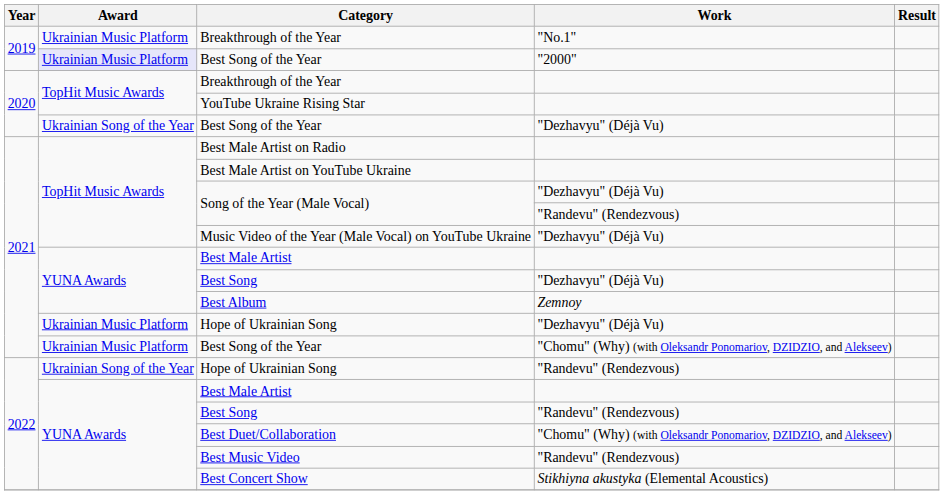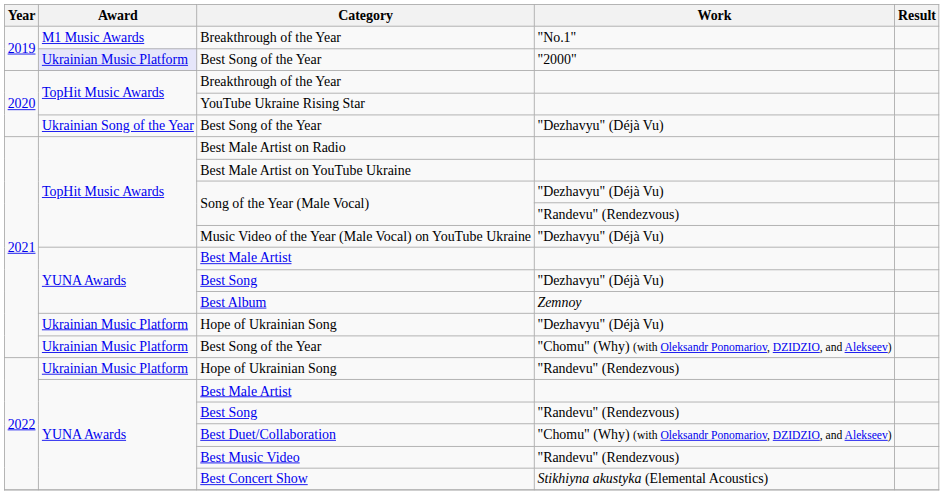(115, 37) Ukrainian Music Platform -> (93, 37) M1 Music Awards
(118, 368) Ukrainian Song of the Year -> (115, 368) Ukrainian Music Platform
